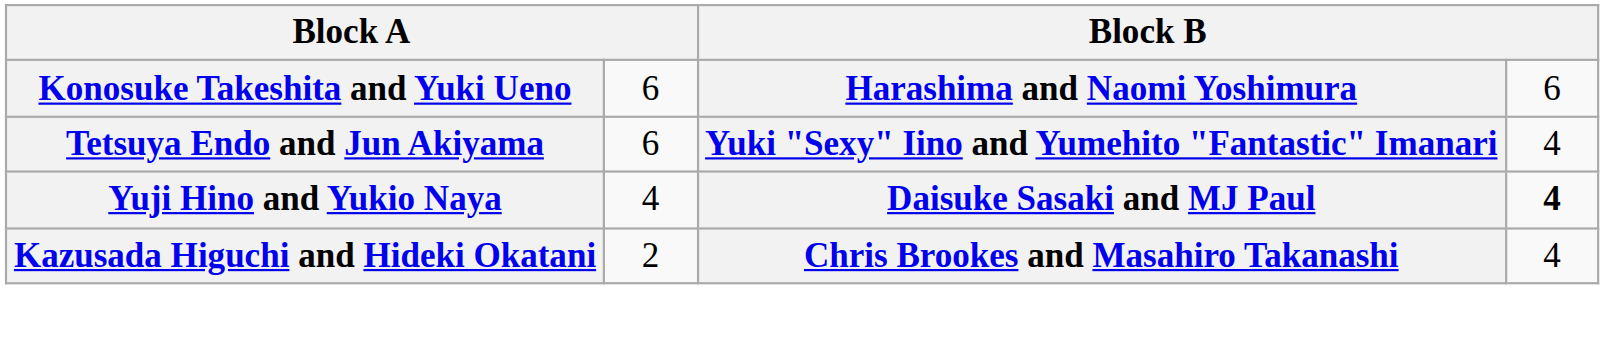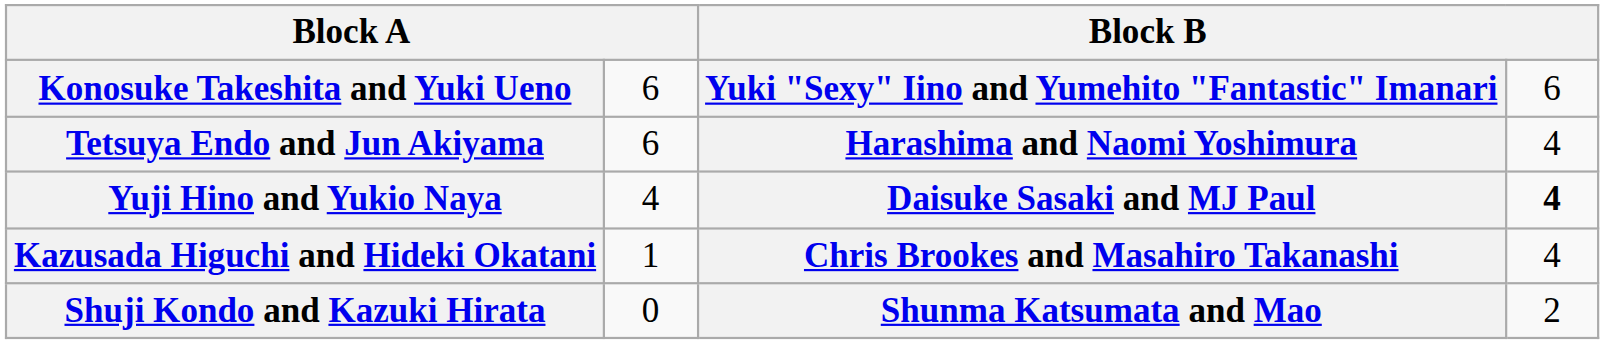(1101, 87) Harashima and Naomi Yoshimura -> (1101, 87) Yuki "Sexy" Iino and Yumehito "Fantastic" Imanari
(1101, 143) Yuki "Sexy" Iino and Yumehito "Fantastic" Imanari -> (1101, 143) Harashima and Naomi Yoshimura
(651, 254) 2 -> (651, 254) 1
+ row: (305, 310)
